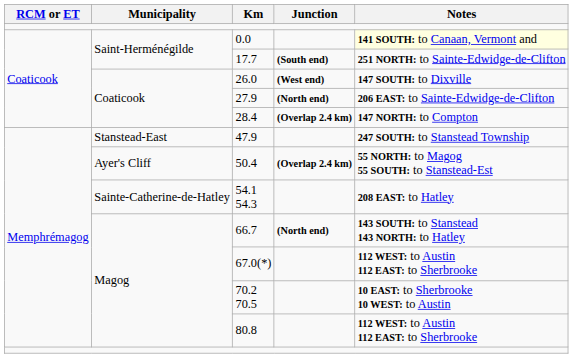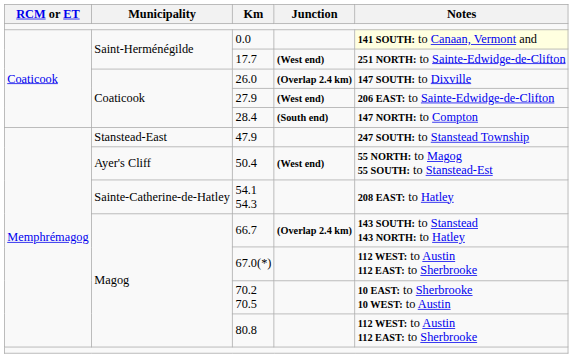(303, 59) (South end) -> (301, 59) (West end)
(301, 79) (West end) -> (315, 79) (Overlap 2.4 km)
(303, 98) (North end) -> (301, 98) (West end)
(315, 118) (Overlap 2.4 km) -> (303, 118) (South end)
(315, 164) (Overlap 2.4 km) -> (301, 164) (West end)
(303, 231) (North end) -> (315, 231) (Overlap 2.4 km)
